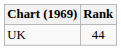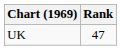(98, 34) 44 -> (98, 34) 47
